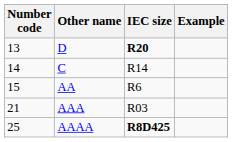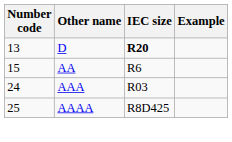- row: (62, 68)
(14, 107) 21 -> (14, 87) 24
(149, 127) bold -> (148, 107) normal
